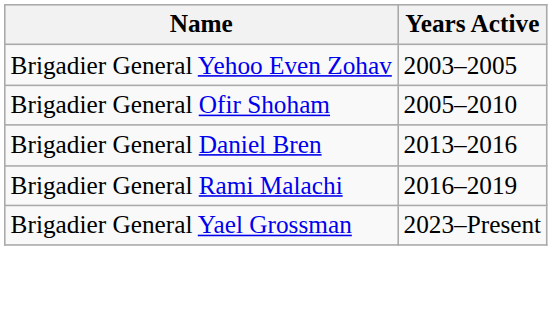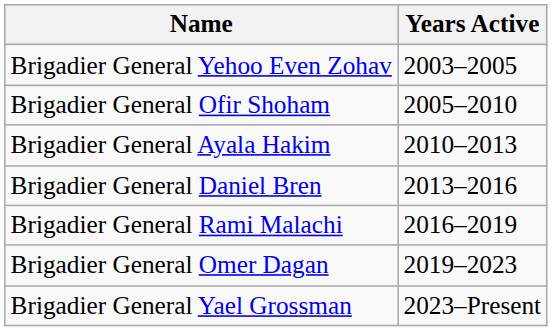+ row: (171, 144)
+ row: (170, 265)
